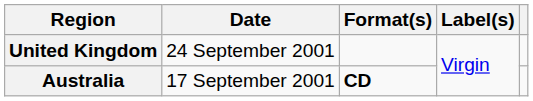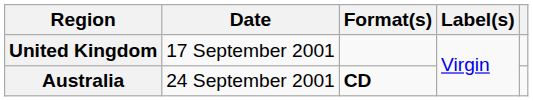(250, 50) 24 September 2001 -> (250, 50) 17 September 2001
(250, 80) 17 September 2001 -> (250, 80) 24 September 2001
